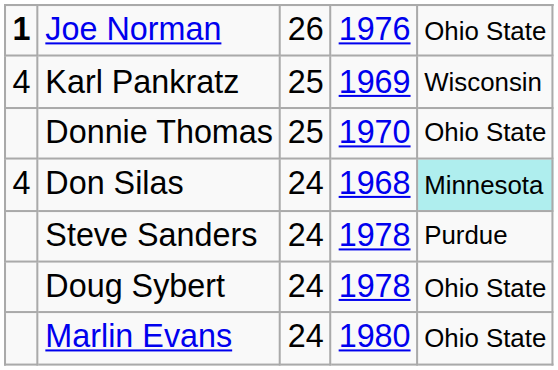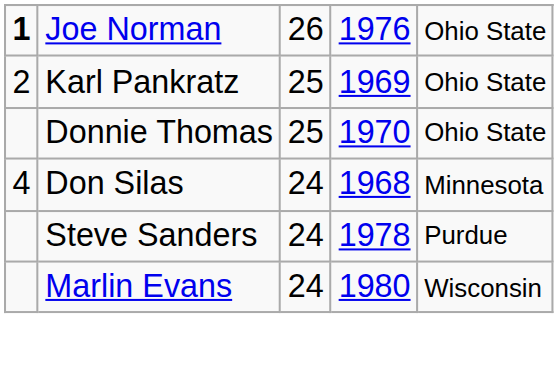(21, 81) 4 -> (21, 81) 2
(483, 82) Wisconsin -> (485, 82) Ohio State
(484, 184) paleturquoise background -> (484, 184) no background
- row: (135, 286)
(485, 338) Ohio State -> (483, 287) Wisconsin
